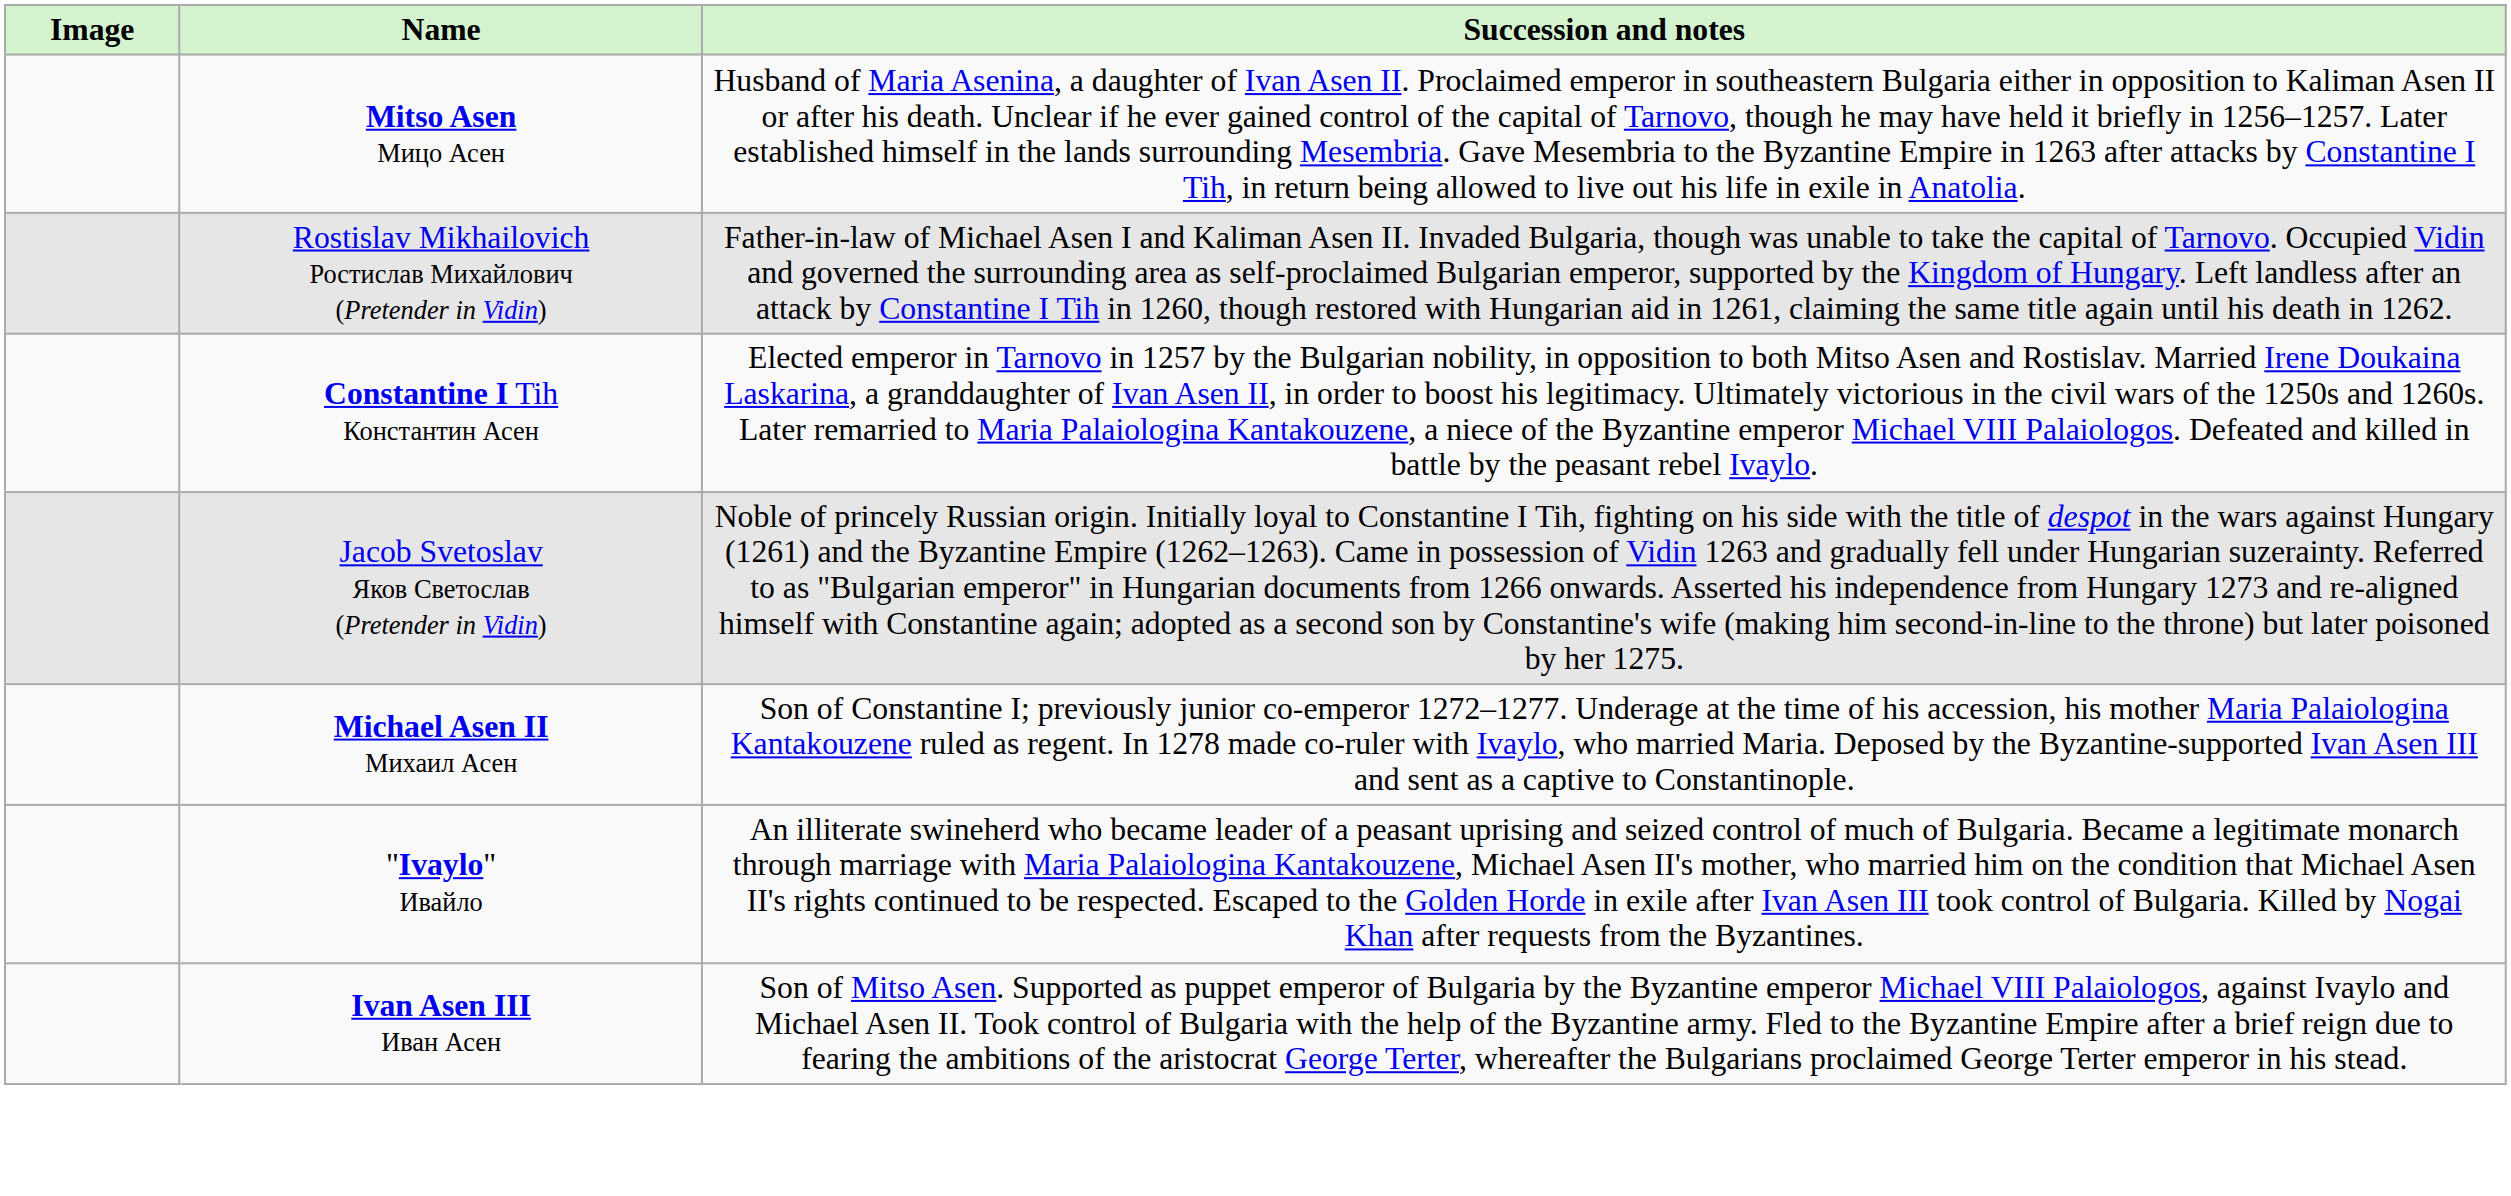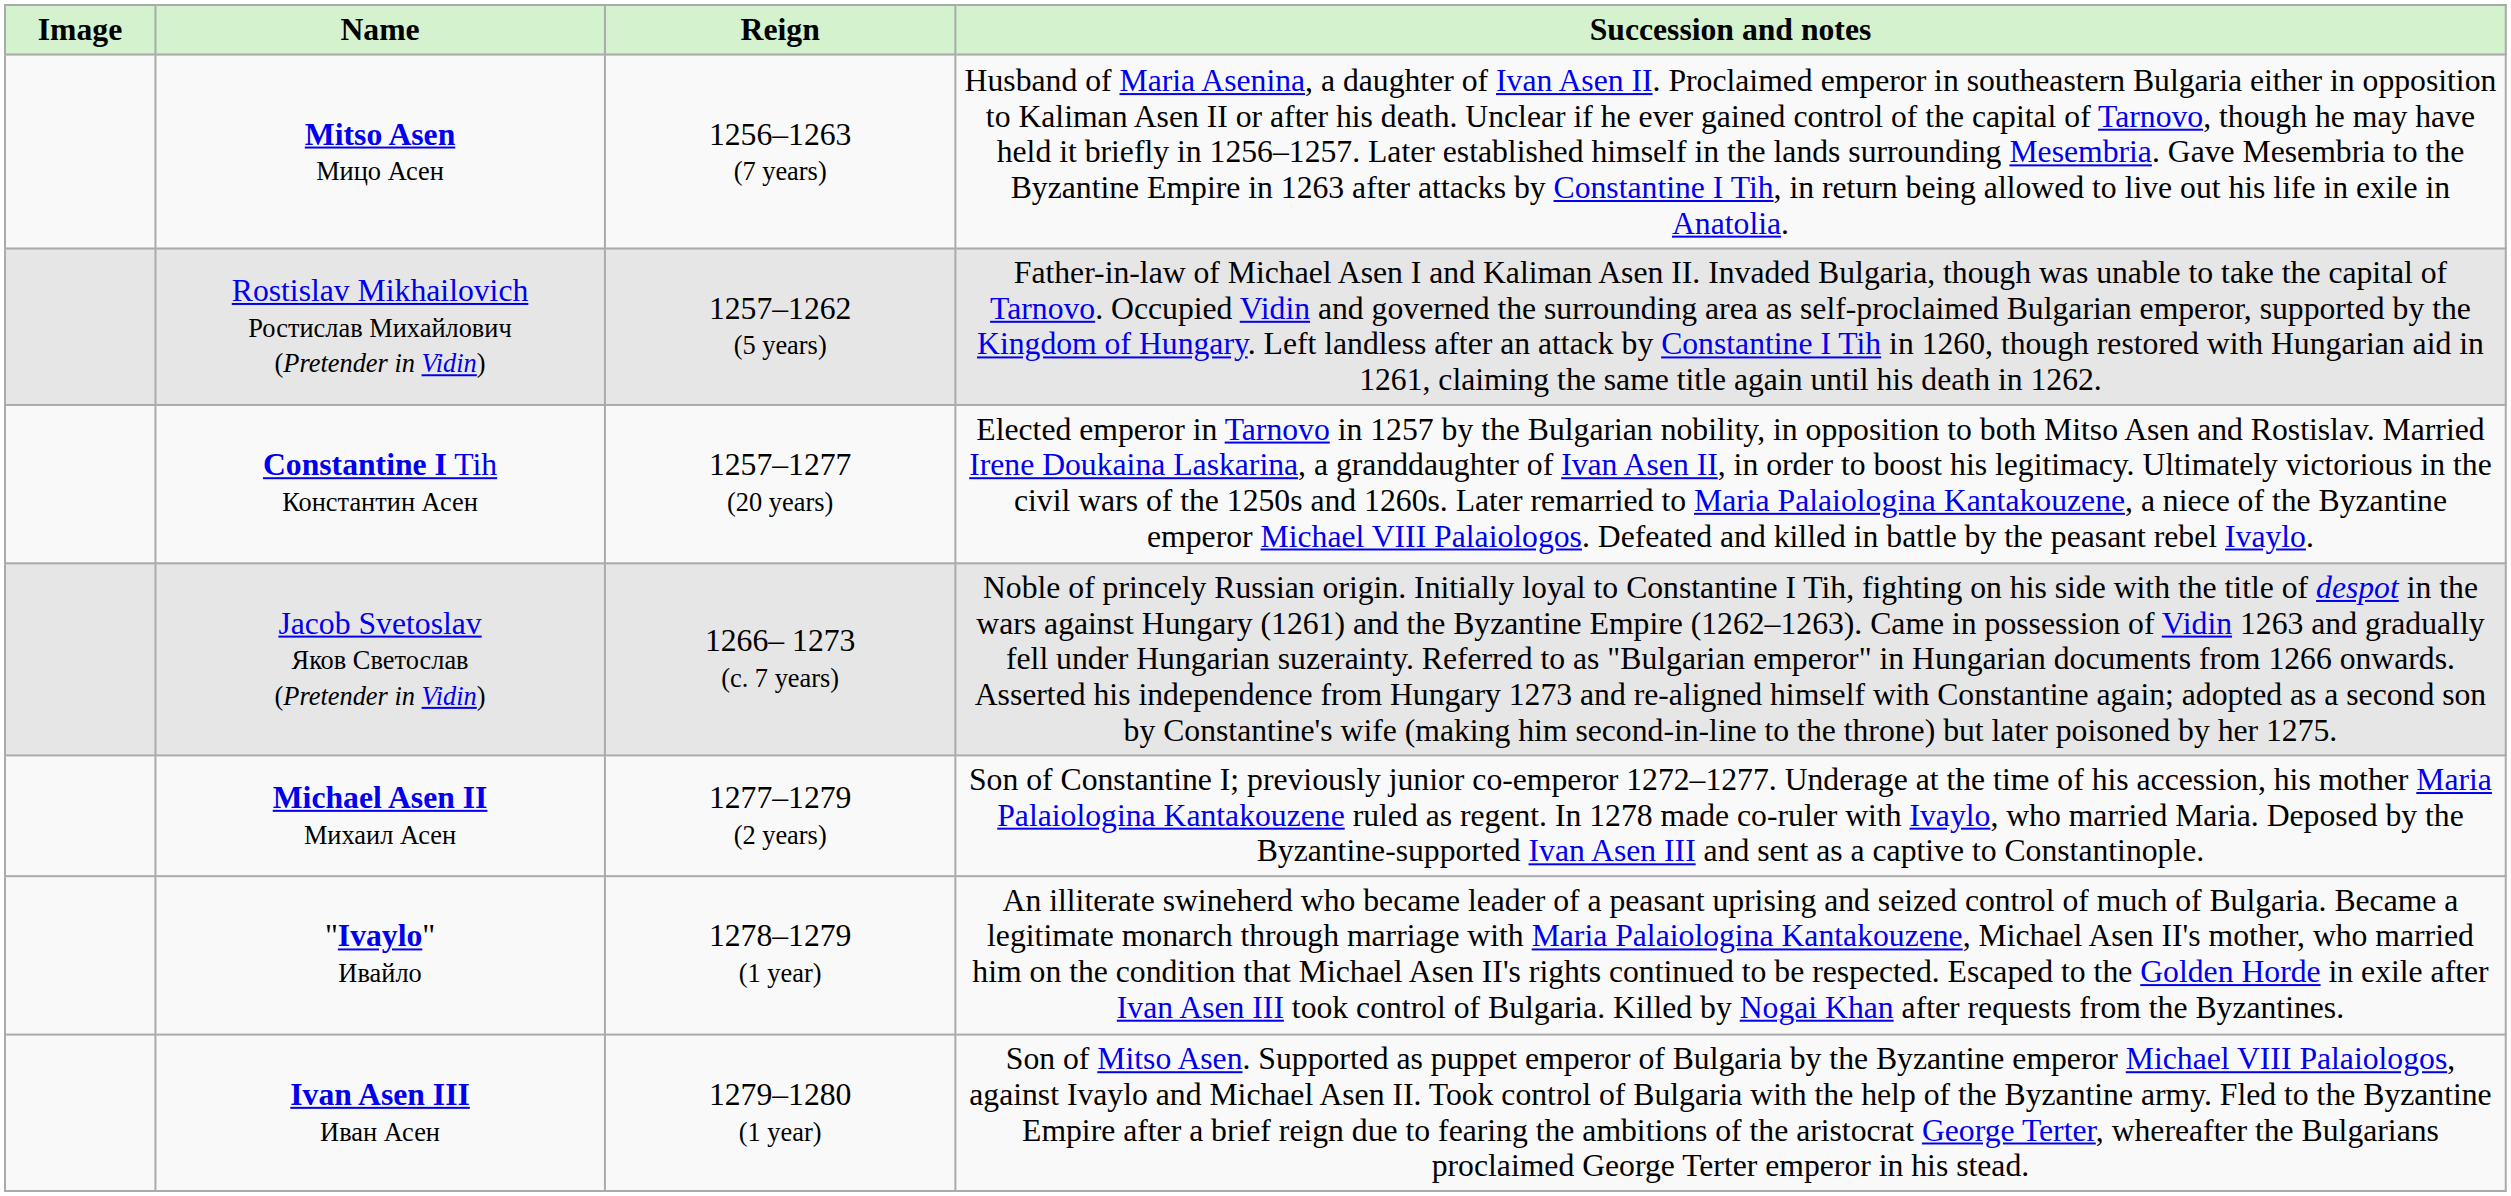+ column: (780, 29)
